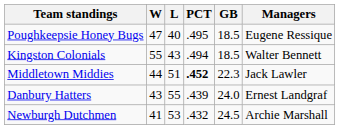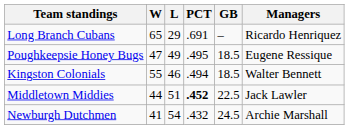+ row: (61, 34)
(174, 34) 40 -> (174, 54) 49
(174, 54) 43 -> (174, 74) 46
(228, 74) 22.3 -> (228, 94) 22.5
- row: (49, 94)
(174, 114) 53 -> (174, 114) 54
